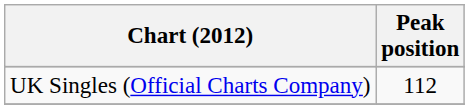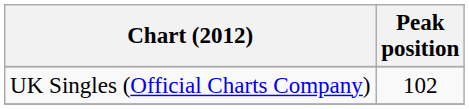(420, 85) 112 -> (420, 85) 102
